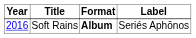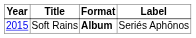(17, 26) 2016 -> (17, 26) 2015
